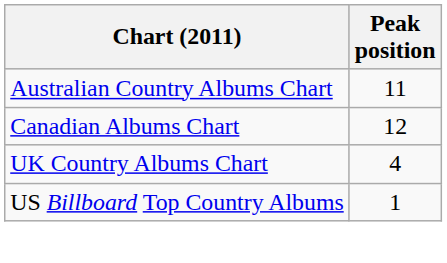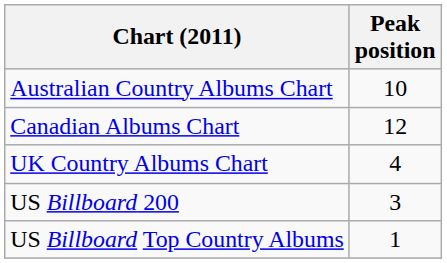(395, 88) 11 -> (395, 88) 10
+ row: (95, 201)
